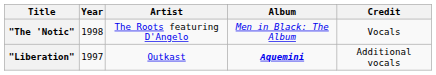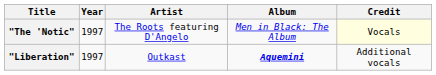(92, 32) 1998 -> (92, 32) 1997
(384, 32) no background -> (384, 32) lightyellow background
